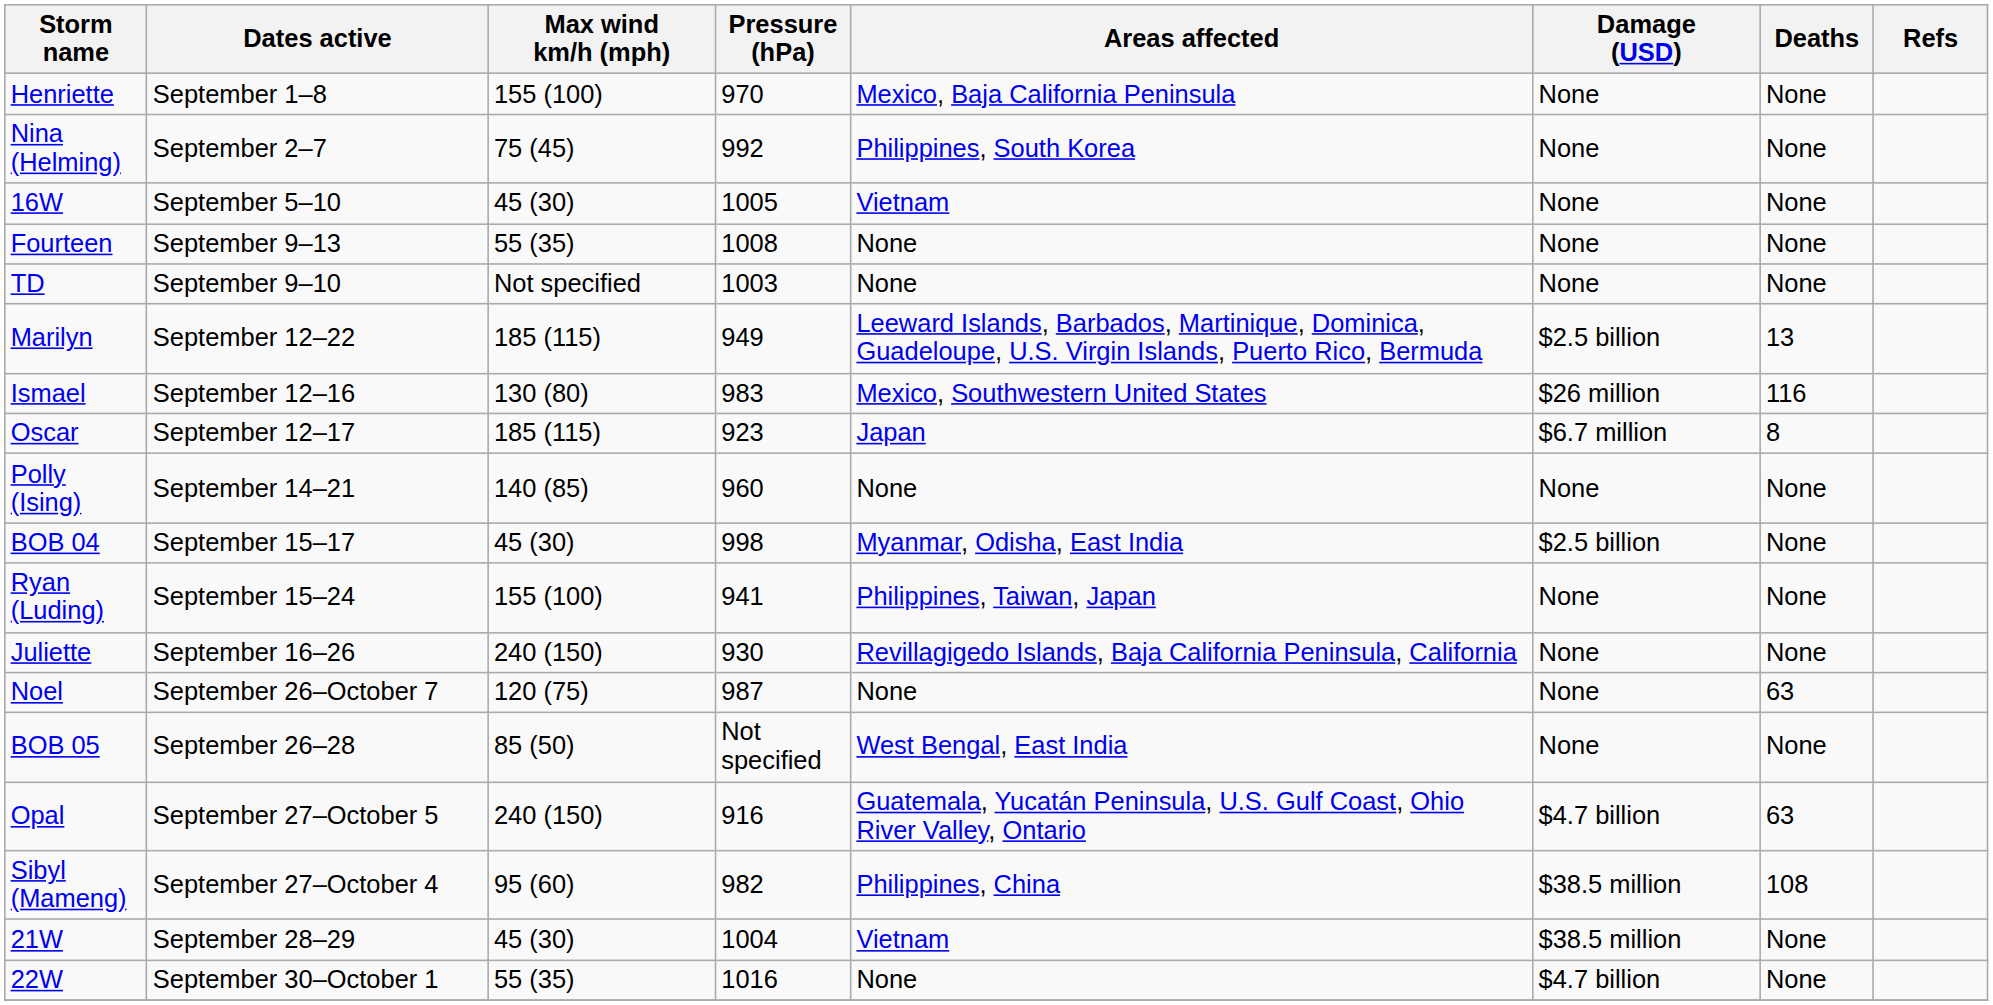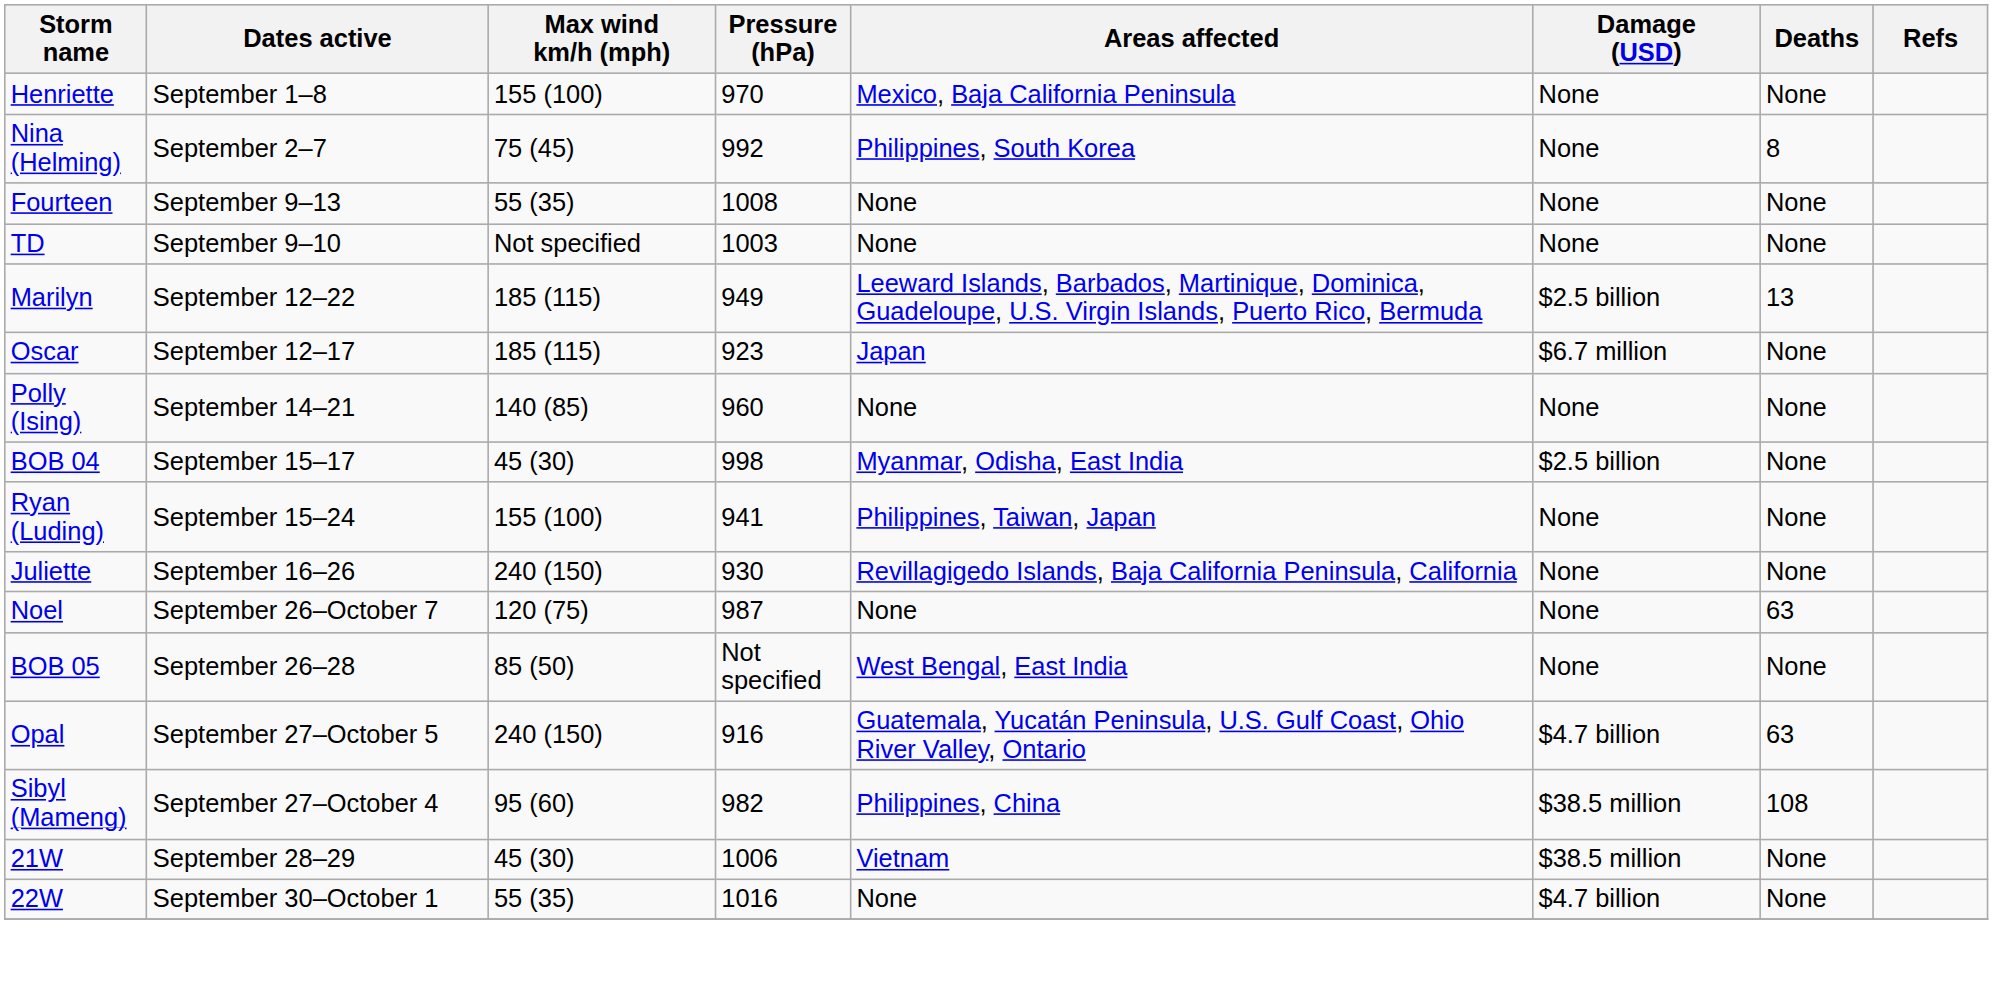(1796, 148) None -> (1773, 148) 8
- row: (37, 202)
- row: (48, 392)
(1773, 433) 8 -> (1796, 352) None
(750, 939) 1004 -> (750, 858) 1006
